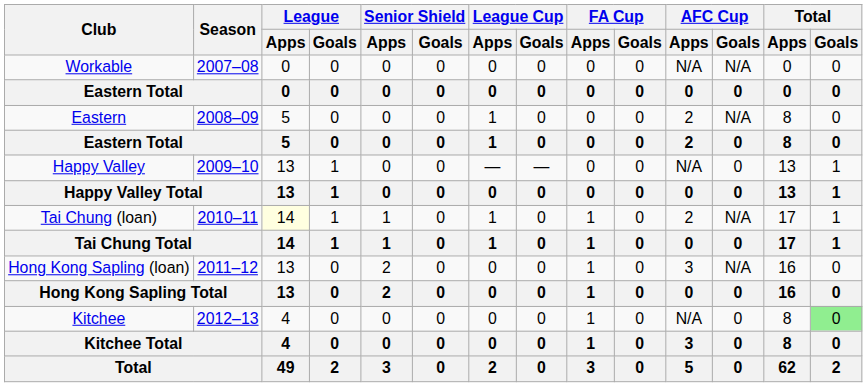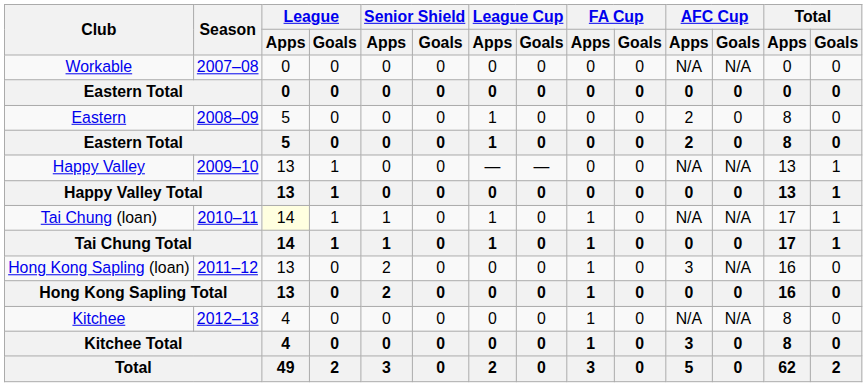(738, 117) N/A -> (738, 117) 0
(738, 167) 0 -> (738, 167) N/A
(689, 218) 2 -> (689, 218) N/A
(738, 318) 0 -> (738, 318) N/A
(836, 318) lightgreen background -> (836, 318) no background
